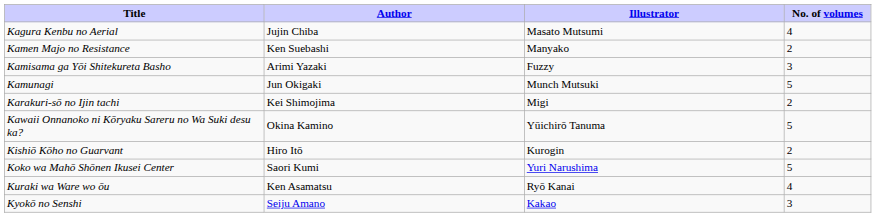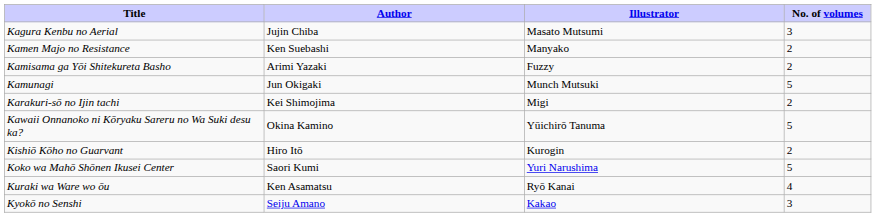(789, 31) 4 -> (789, 31) 3
(789, 66) 3 -> (789, 66) 2
